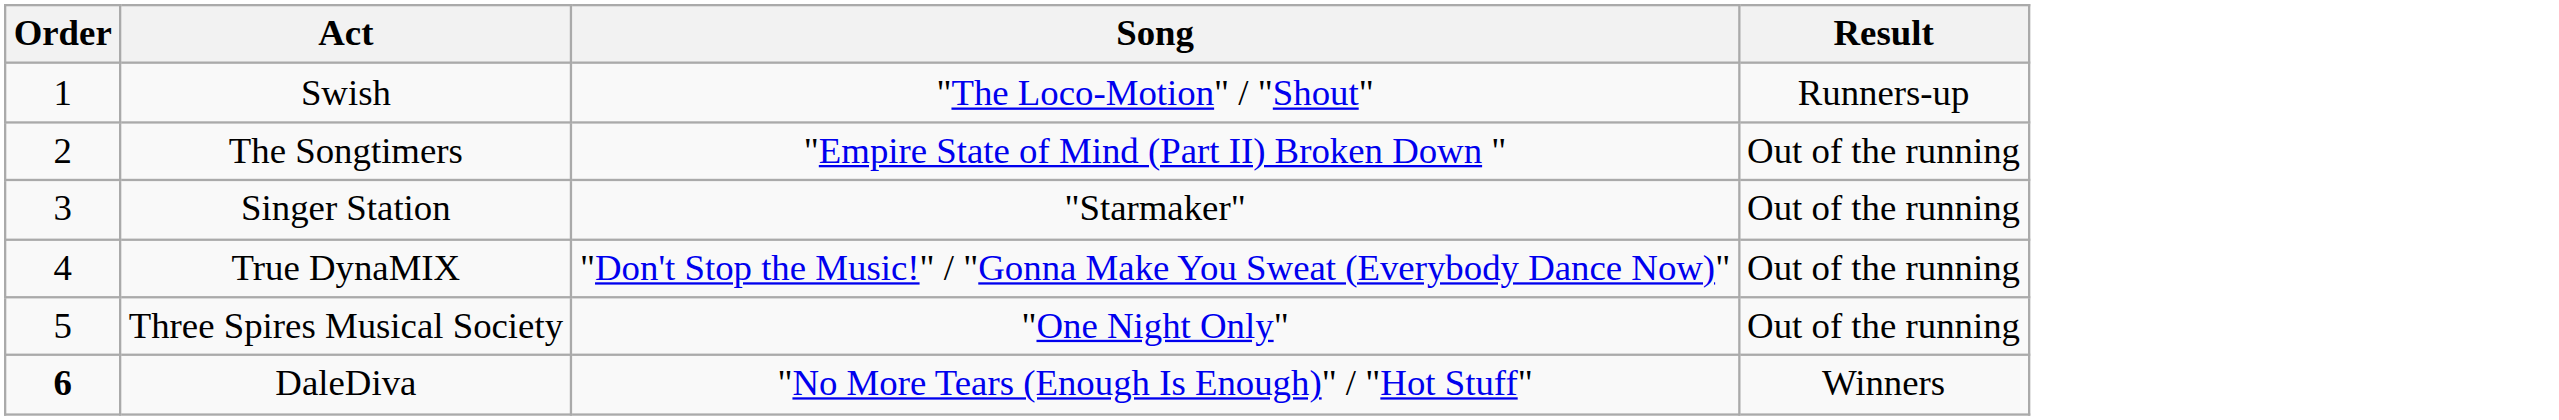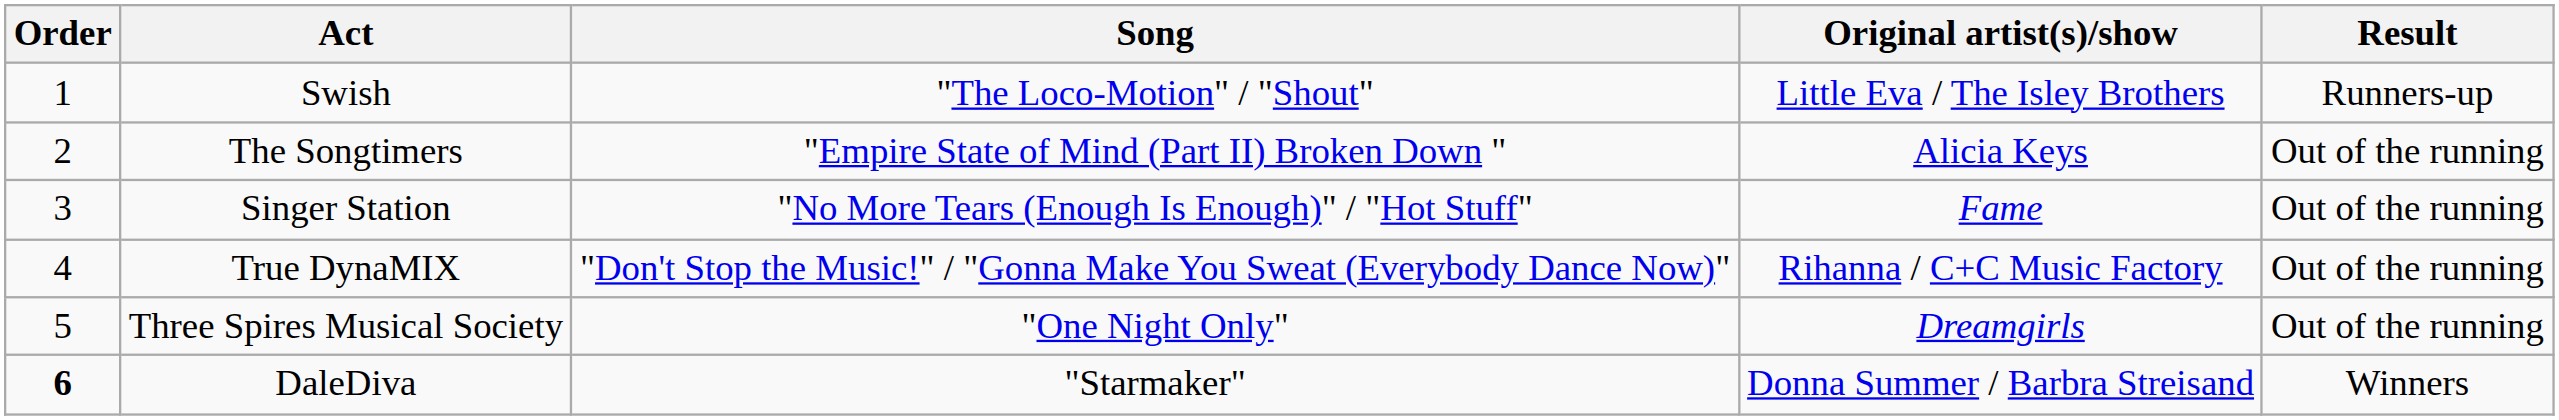+ column: (2001, 33)
(1155, 208) "Starmaker" -> (1155, 208) "No More Tears (Enough Is Enough)" / "Hot Stuff"
(1155, 383) "No More Tears (Enough Is Enough)" / "Hot Stuff" -> (1155, 383) "Starmaker"
